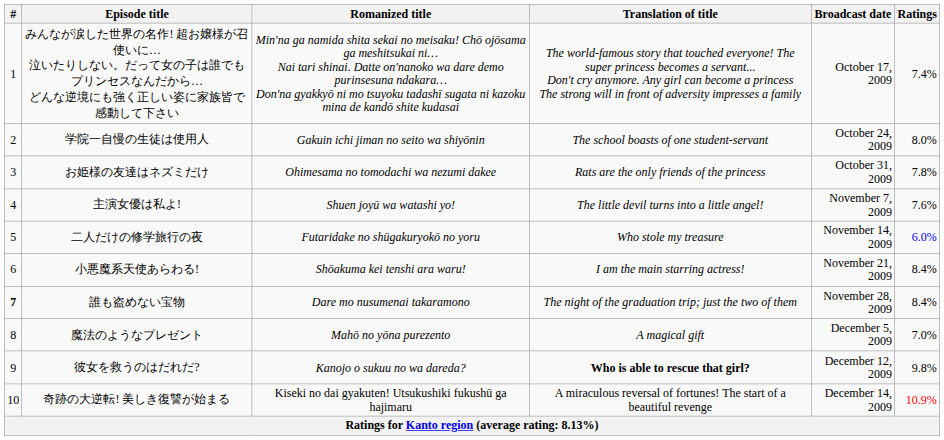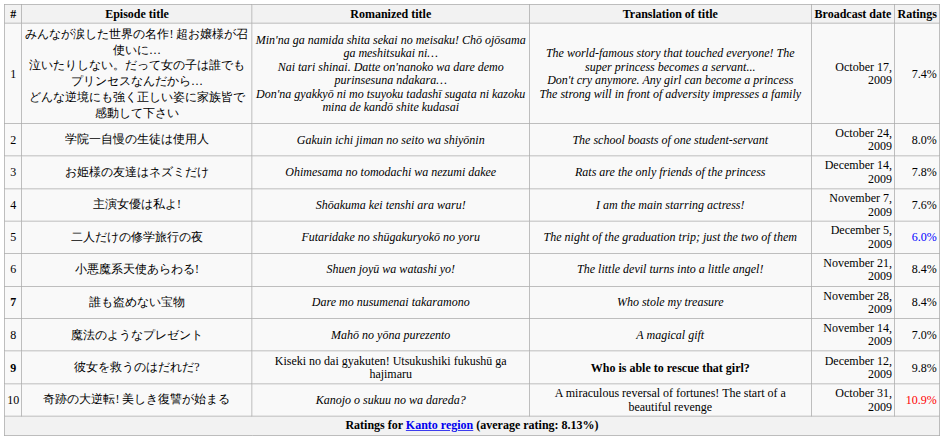(864, 172) October 31, 2009 -> (858, 172) December 14, 2009
(391, 204) Shuen joyū wa watashi yo! -> (391, 204) Shōakuma kei tenshi ara waru!
(670, 204) The little devil turns into a little angel! -> (670, 204) I am the main starring actress!
(670, 237) Who stole my treasure -> (670, 237) The night of the graduation trip; just the two of them
(858, 237) November 14, 2009 -> (861, 237) December 5, 2009
(391, 269) Shōakuma kei tenshi ara waru! -> (391, 269) Shuen joyū wa watashi yo!
(670, 269) I am the main starring actress! -> (670, 269) The little devil turns into a little angel!
(670, 302) The night of the graduation trip; just the two of them -> (670, 302) Who stole my treasure
(861, 335) December 5, 2009 -> (858, 335) November 14, 2009
(13, 367) normal -> (13, 367) bold
(391, 367) Kanojo o sukuu no wa dareda? -> (391, 367) Kiseki no dai gyakuten! Utsukushiki fukushū ga hajimaru
(391, 400) Kiseki no dai gyakuten! Utsukushiki fukushū ga hajimaru -> (391, 400) Kanojo o sukuu no wa dareda?
(858, 400) December 14, 2009 -> (864, 400) October 31, 2009
